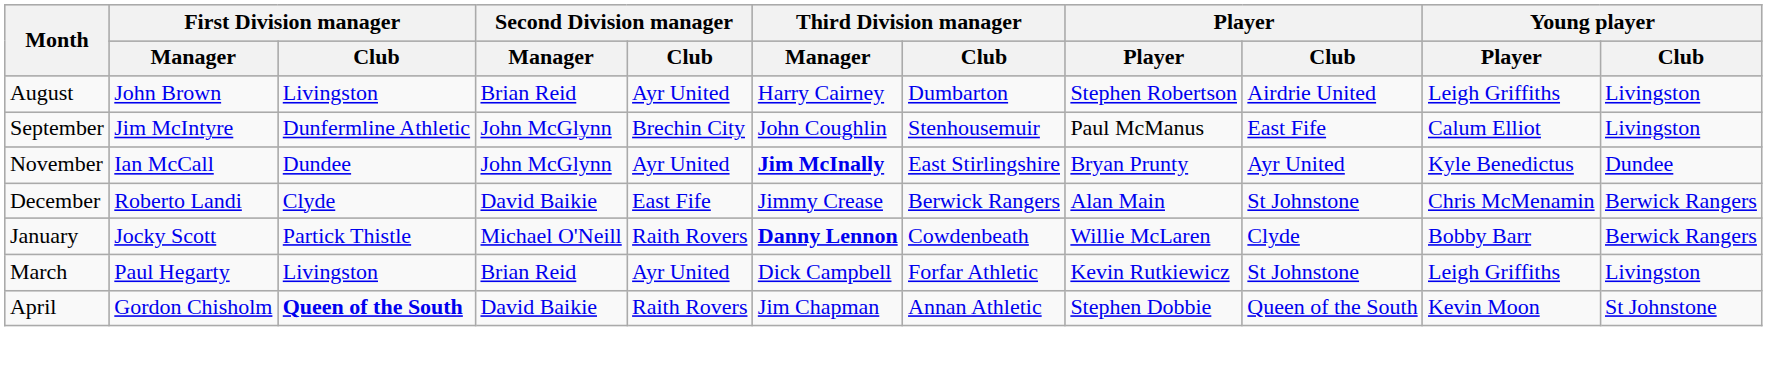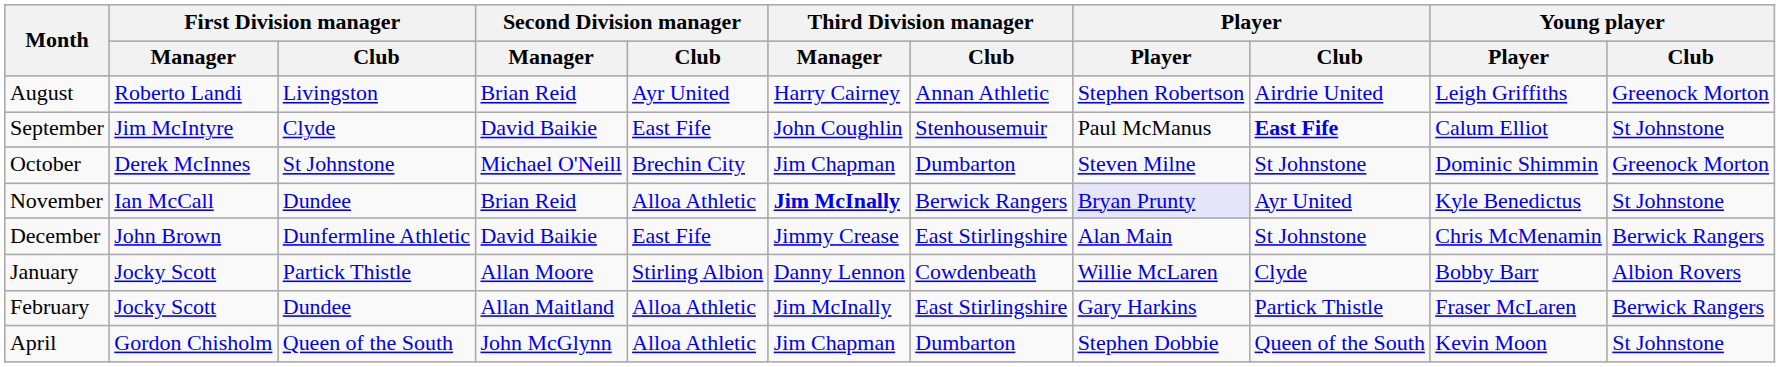(168, 93) John Brown -> (178, 93) Roberto Landi
(958, 93) Dumbarton -> (982, 93) Annan Athletic
(1653, 93) Livingston -> (1691, 93) Greenock Morton
(376, 129) Dunfermline Athletic -> (309, 129) Clyde
(546, 129) John McGlynn -> (539, 129) David Baikie
(689, 129) Brechin City -> (671, 129) East Fife
(1287, 129) normal -> (1296, 129) bold
(1653, 129) Livingston -> (1668, 129) St Johnstone
+ row: (45, 164)
(546, 164) John McGlynn -> (528, 200) Brian Reid
(681, 164) Ayr United -> (694, 200) Alloa Athletic
(984, 164) East Stirlingshire -> (991, 200) Berwick Rangers
(1129, 164) no background -> (1137, 200) lavender background
(1639, 164) Dundee -> (1668, 200) St Johnstone
(178, 200) Roberto Landi -> (168, 236) John Brown
(309, 200) Clyde -> (376, 236) Dunfermline Athletic
(984, 200) Berwick Rangers -> (991, 236) East Stirlingshire
(551, 236) Michael O'Neill -> (537, 271) Allan Moore
(690, 236) Raith Rovers -> (698, 271) Stirling Albion
(828, 236) bold -> (839, 271) normal
(1681, 236) Berwick Rangers -> (1677, 271) Albion Rovers
+ row: (50, 307)
- row: (39, 271)
(373, 307) bold -> (368, 343) normal
(539, 307) David Baikie -> (546, 343) John McGlynn
(690, 307) Raith Rovers -> (694, 343) Alloa Athletic
(975, 307) Annan Athletic -> (965, 343) Dumbarton
